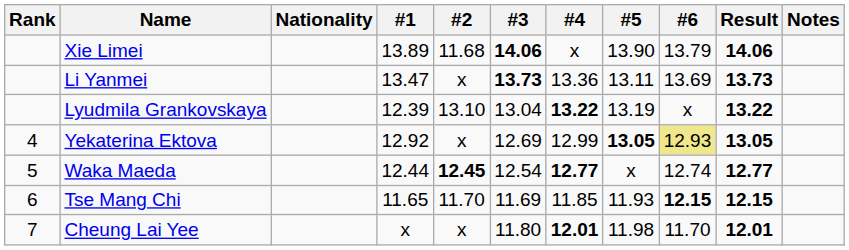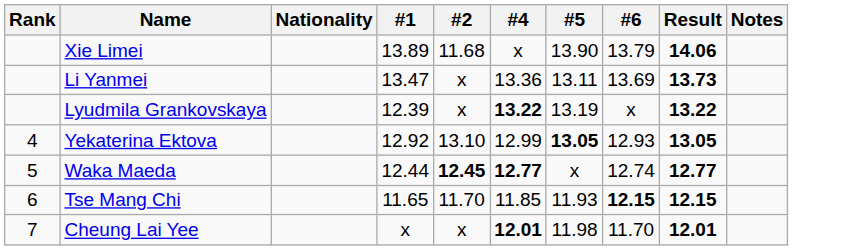- column: (518, 20)
(462, 110) 13.10 -> (462, 110) x
(462, 140) x -> (462, 140) 13.10
(687, 140) khaki background -> (631, 140) no background
